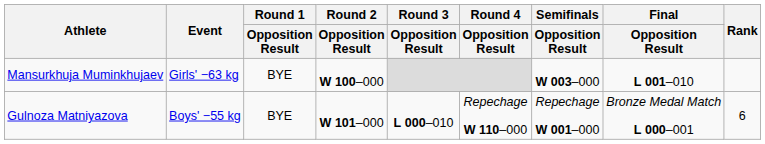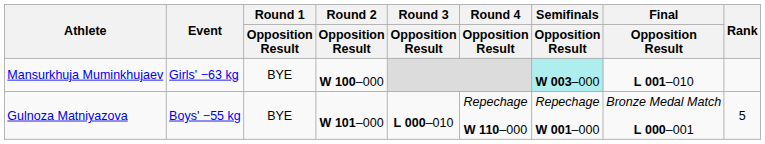(567, 82) no background -> (567, 82) paleturquoise background
(742, 116) 6 -> (742, 116) 5
